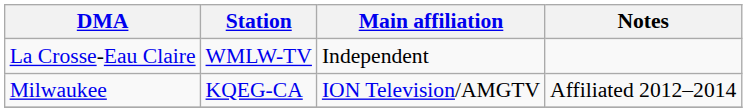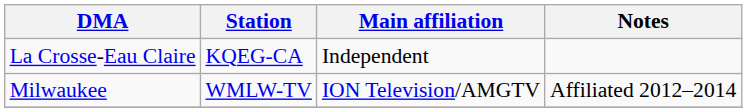(259, 55) WMLW-TV -> (254, 55) KQEG-CA
(254, 90) KQEG-CA -> (259, 90) WMLW-TV
